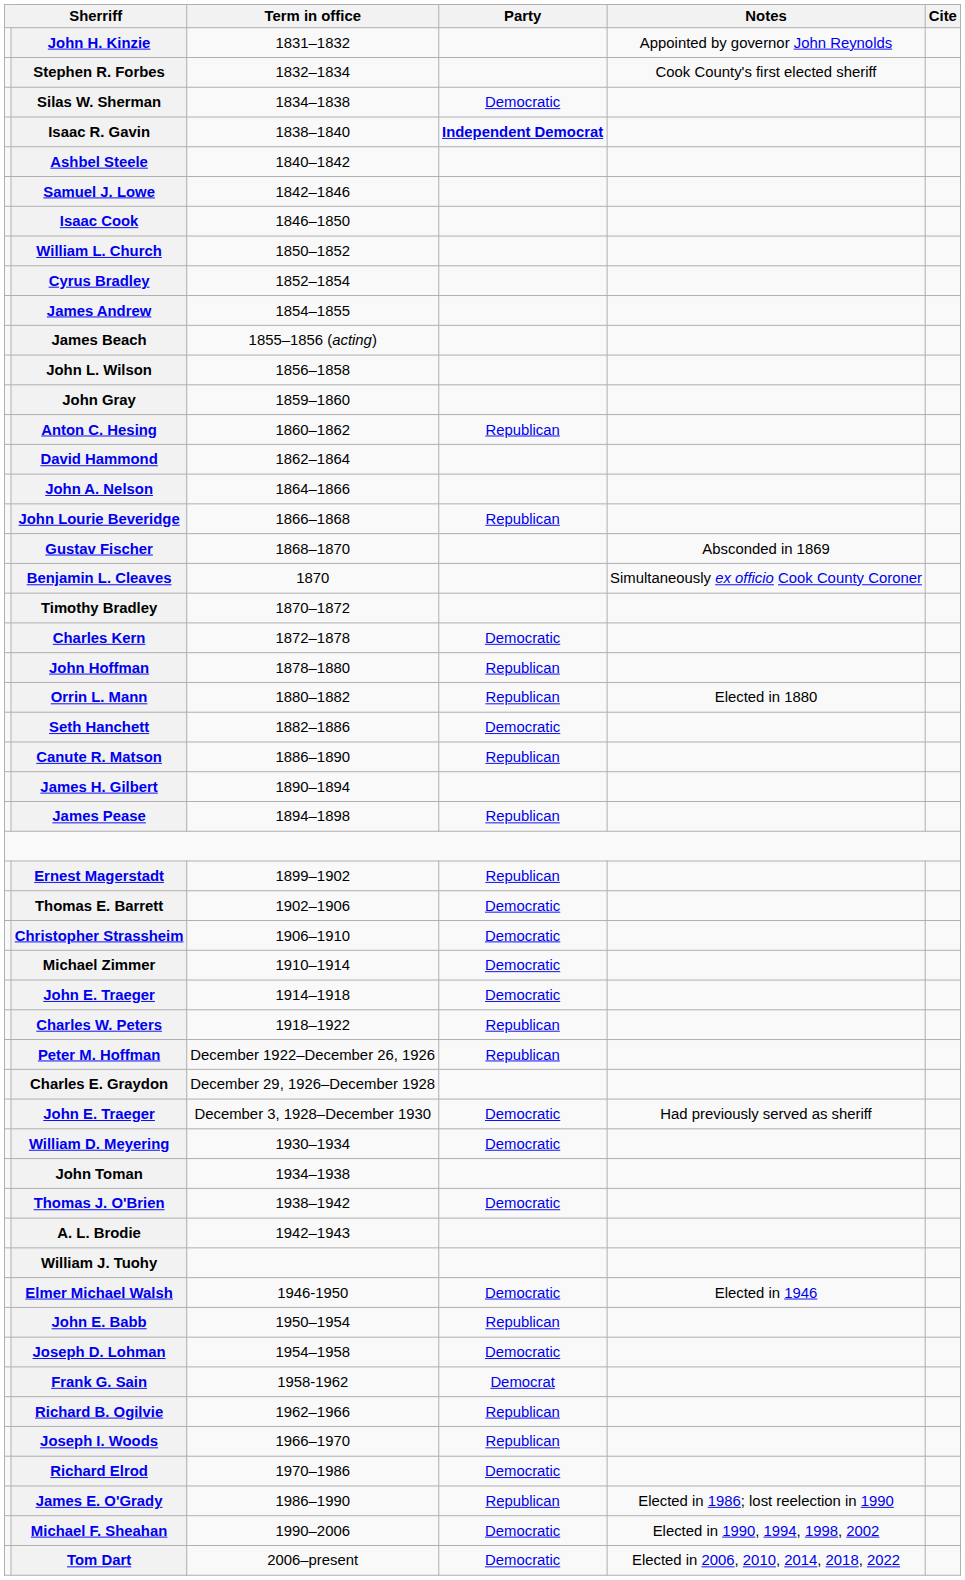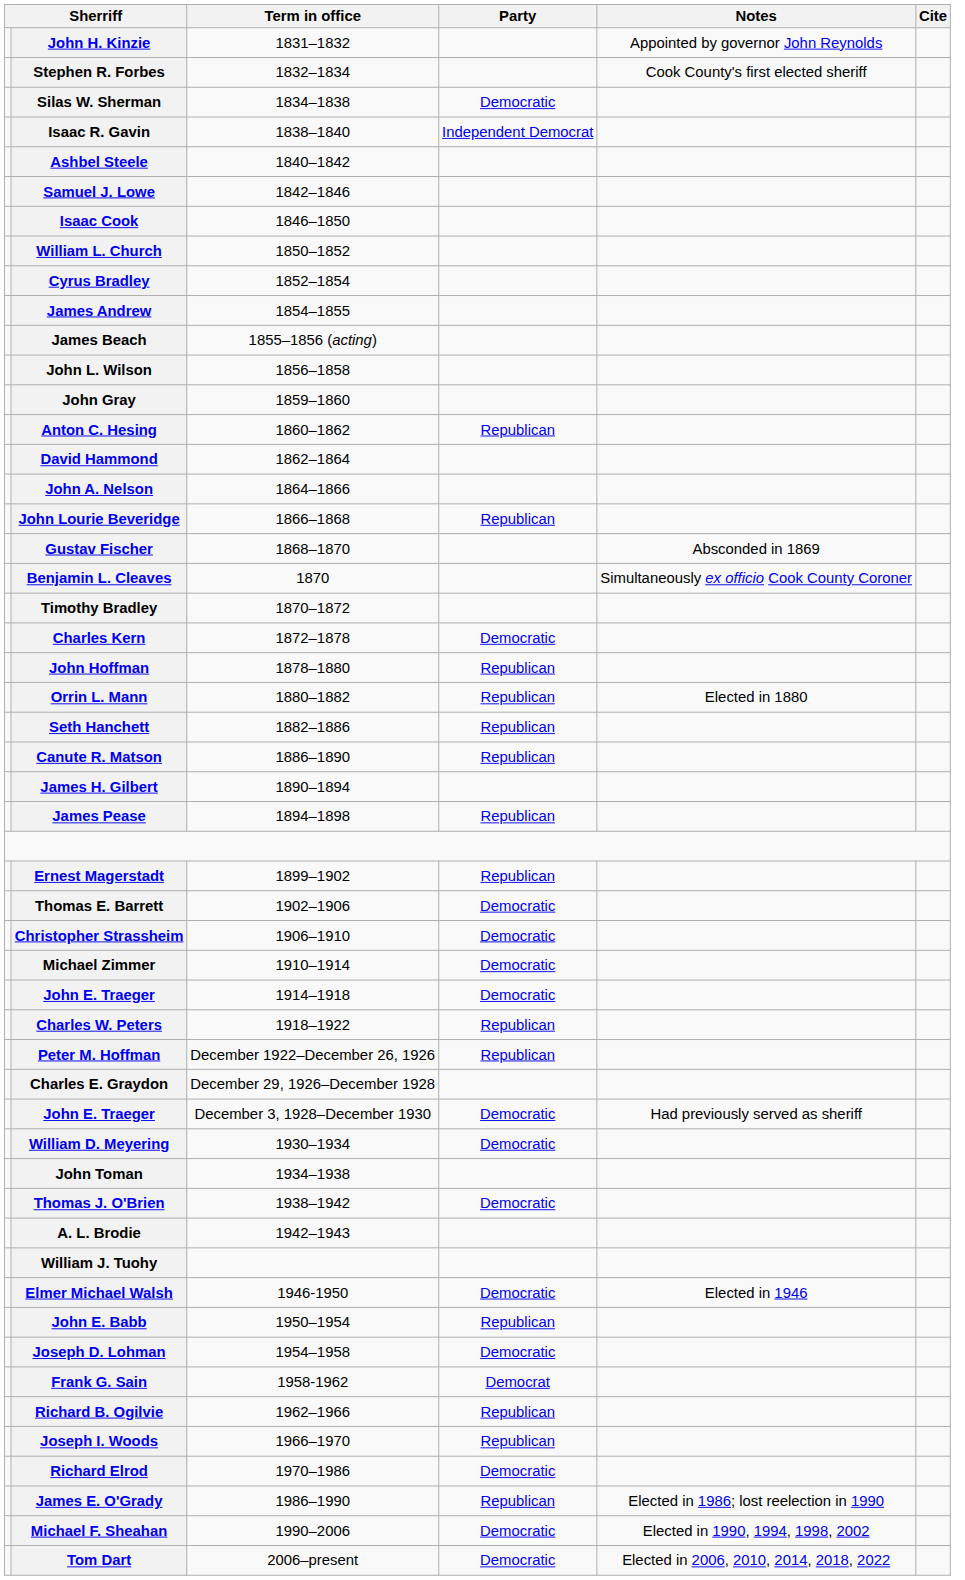(523, 132) bold -> (518, 132) normal
(523, 727) Democratic -> (518, 727) Republican
